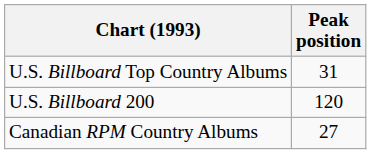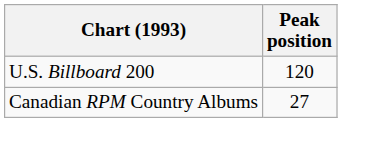- row: (148, 71)
